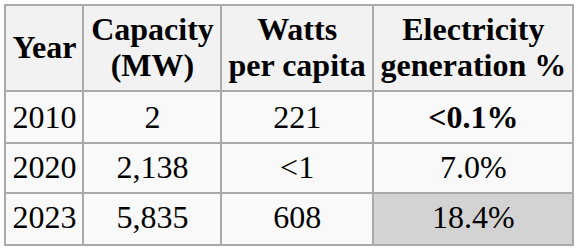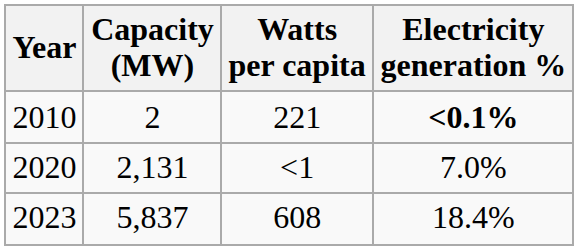(152, 167) 2,138 -> (152, 167) 2,131
(152, 218) 5,835 -> (152, 218) 5,837
(473, 218) lightgrey background -> (473, 218) no background
